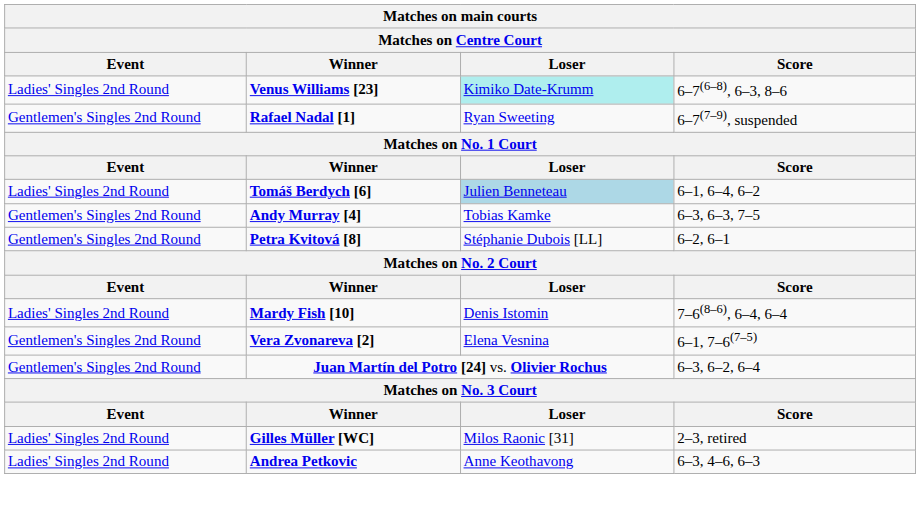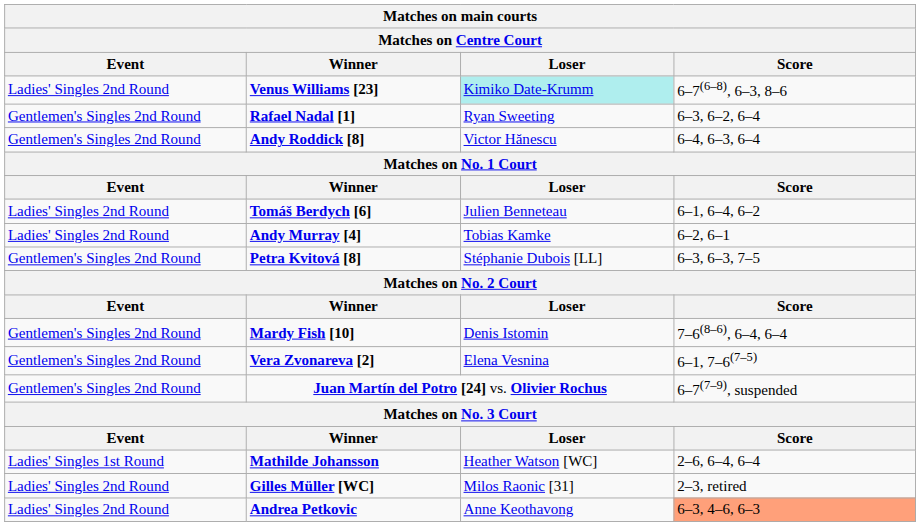(737, 117) 6–7(7–9), suspended -> (719, 115) 6–3, 6–2, 6–4
+ row: (307, 139)
(515, 191) lightblue background -> (515, 211) no background
(104, 215) Gentlemen's Singles 2nd Round -> (88, 235) Ladies' Singles 2nd Round
(719, 215) 6–3, 6–3, 7–5 -> (704, 235) 6–2, 6–1
(704, 239) 6–2, 6–1 -> (719, 259) 6–3, 6–3, 7–5
(88, 312) Ladies' Singles 2nd Round -> (104, 332) Gentlemen's Singles 2nd Round
(719, 366) 6–3, 6–2, 6–4 -> (737, 388) 6–7(7–9), suspended
+ row: (314, 462)
(719, 462) no background -> (719, 509) lightsalmon background
